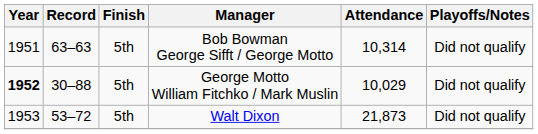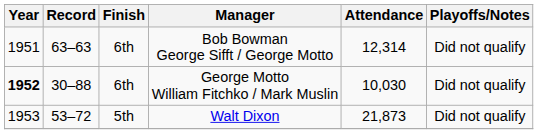(124, 46) 5th -> (124, 46) 6th
(384, 46) 10,314 -> (384, 46) 12,314
(124, 85) 5th -> (124, 85) 6th
(384, 85) 10,029 -> (384, 85) 10,030
